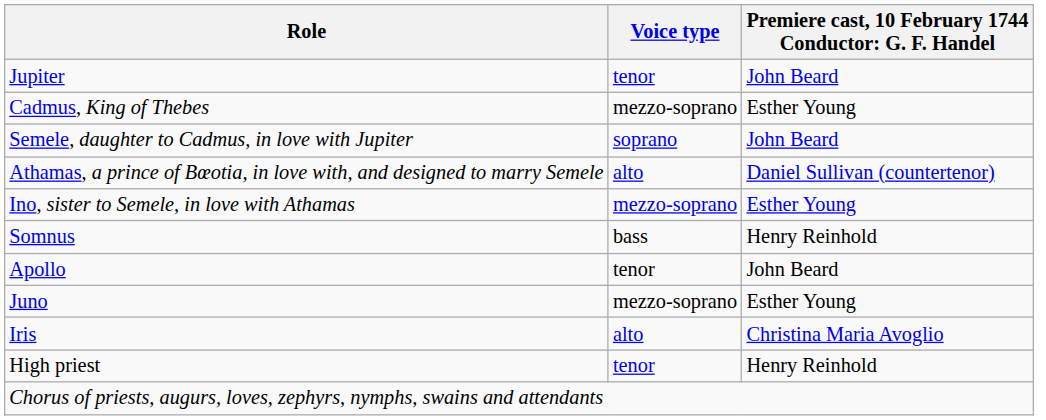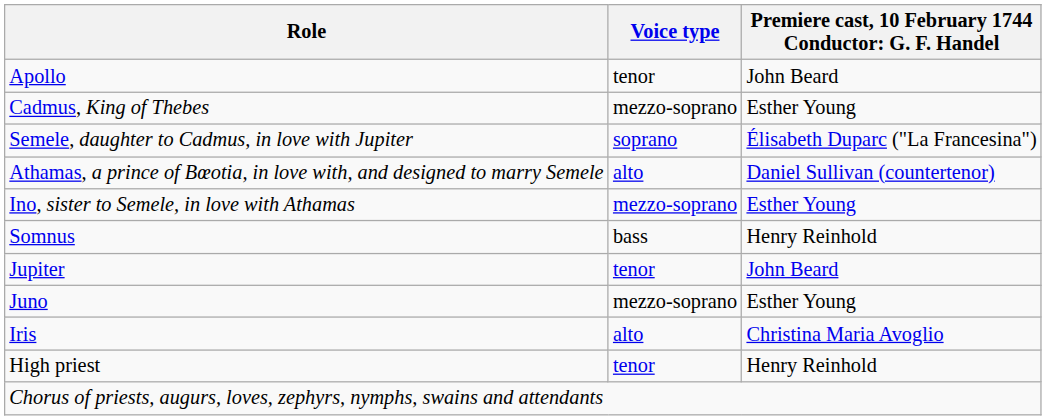rows swapped: (37, 75) <-> (38, 269)
(792, 140) John Beard -> (892, 140) Élisabeth Duparc ("La Francesina")
